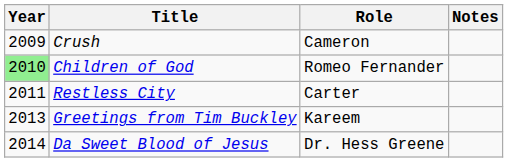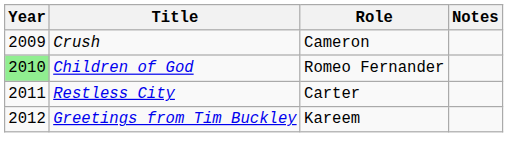(27, 119) 2013 -> (27, 119) 2012
- row: (161, 144)
